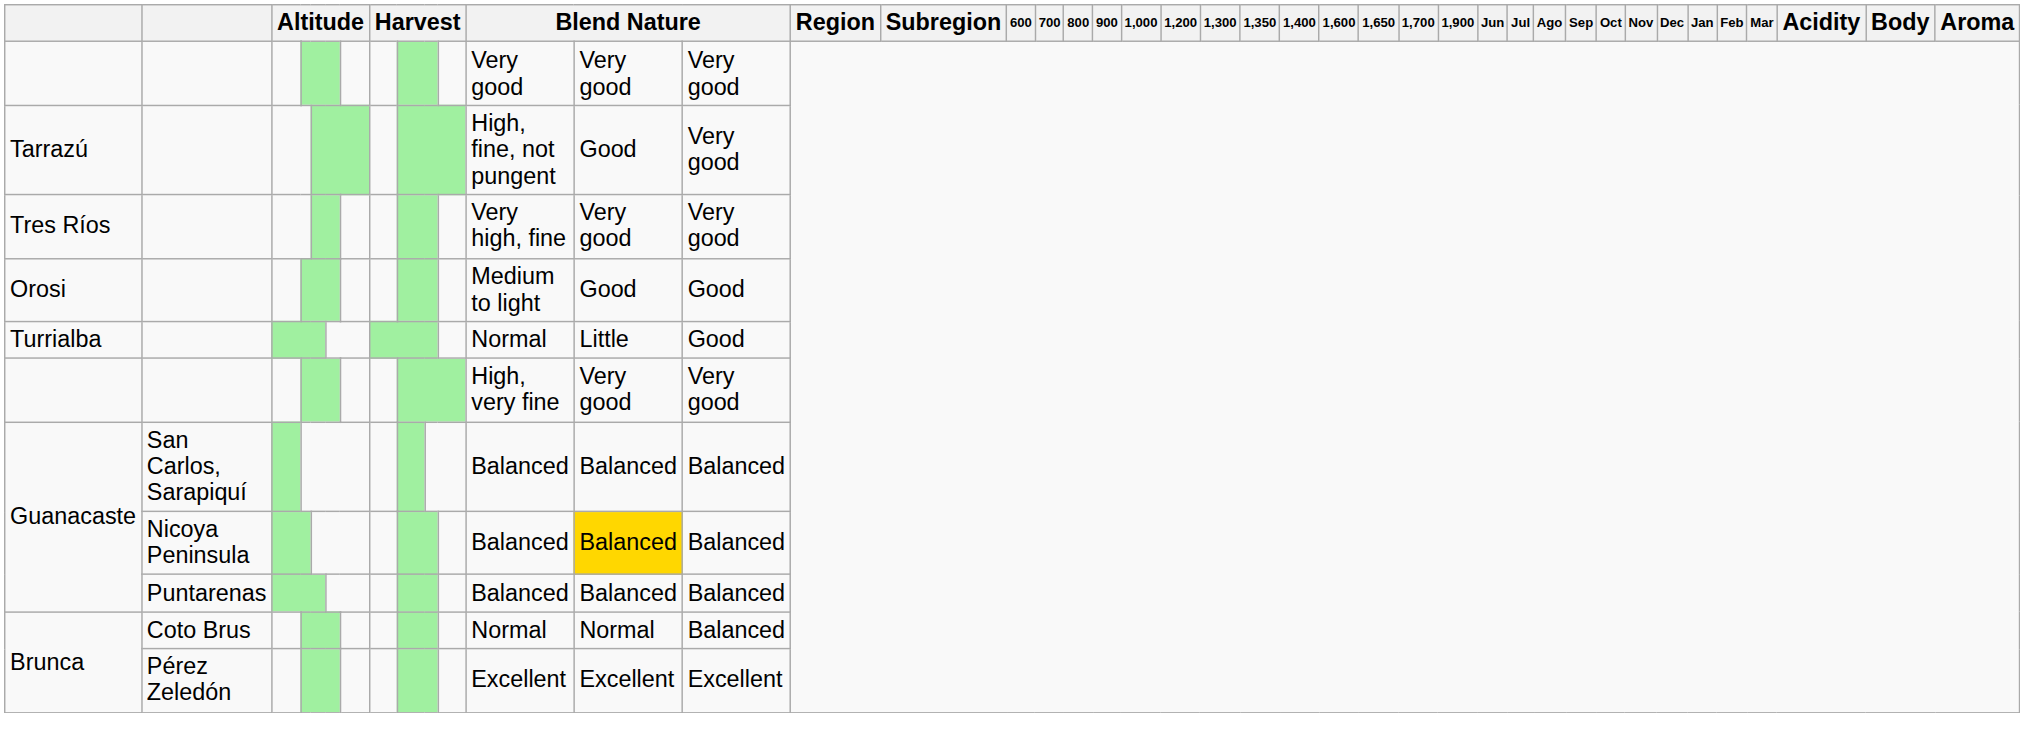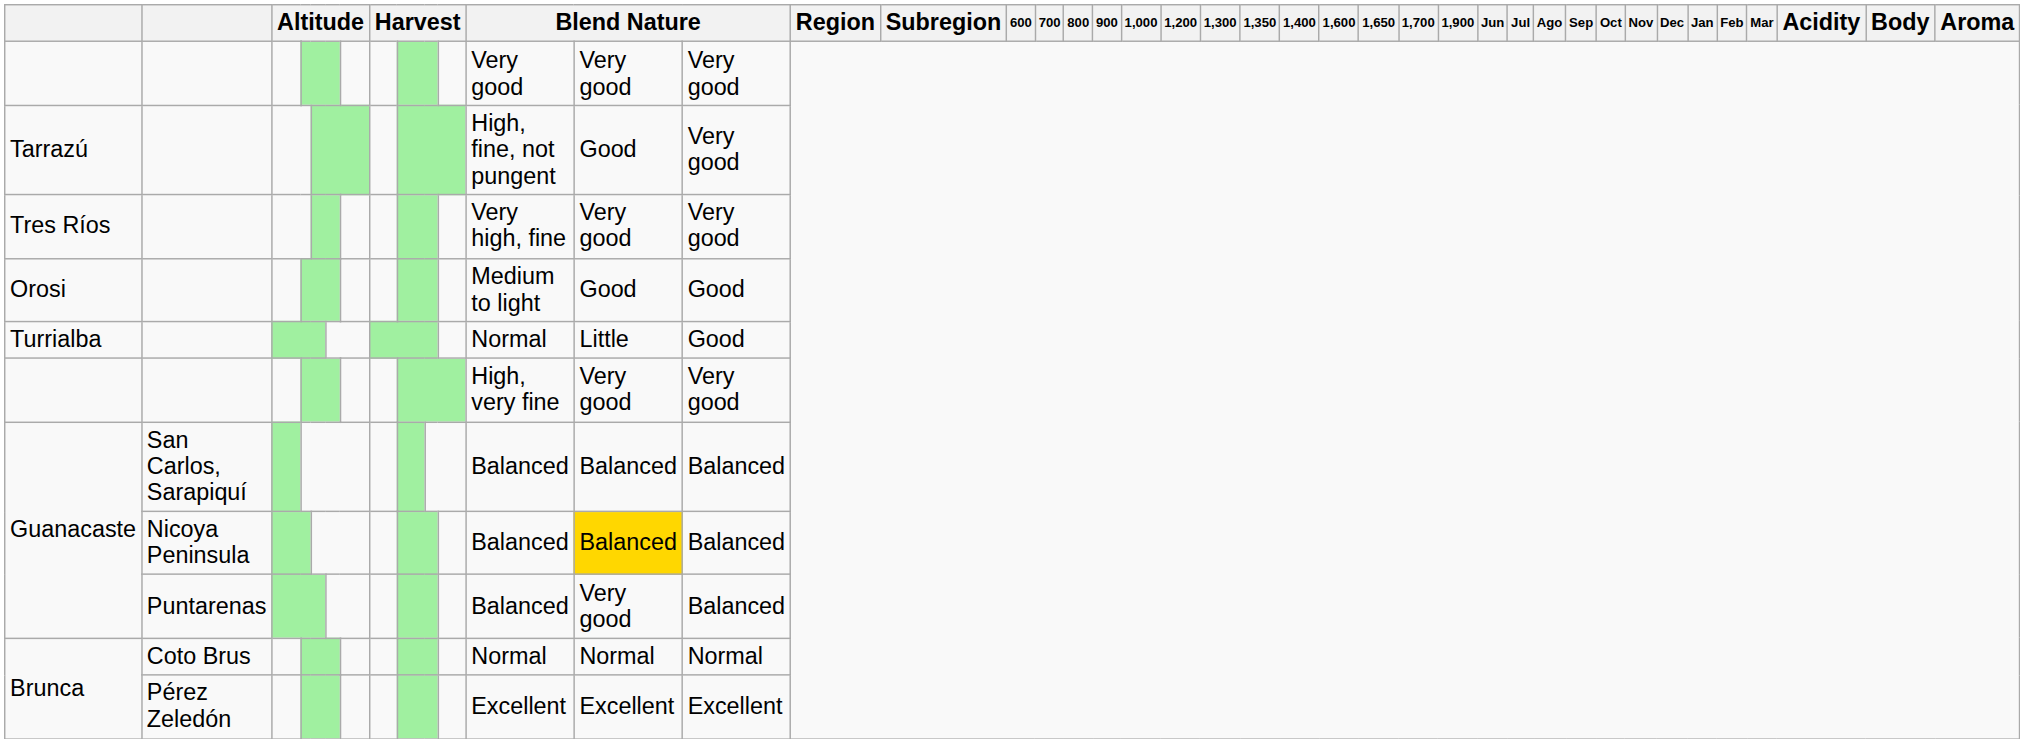(628, 592) Balanced -> (605, 606) Very good
(736, 630) Balanced -> (725, 656) Normal
